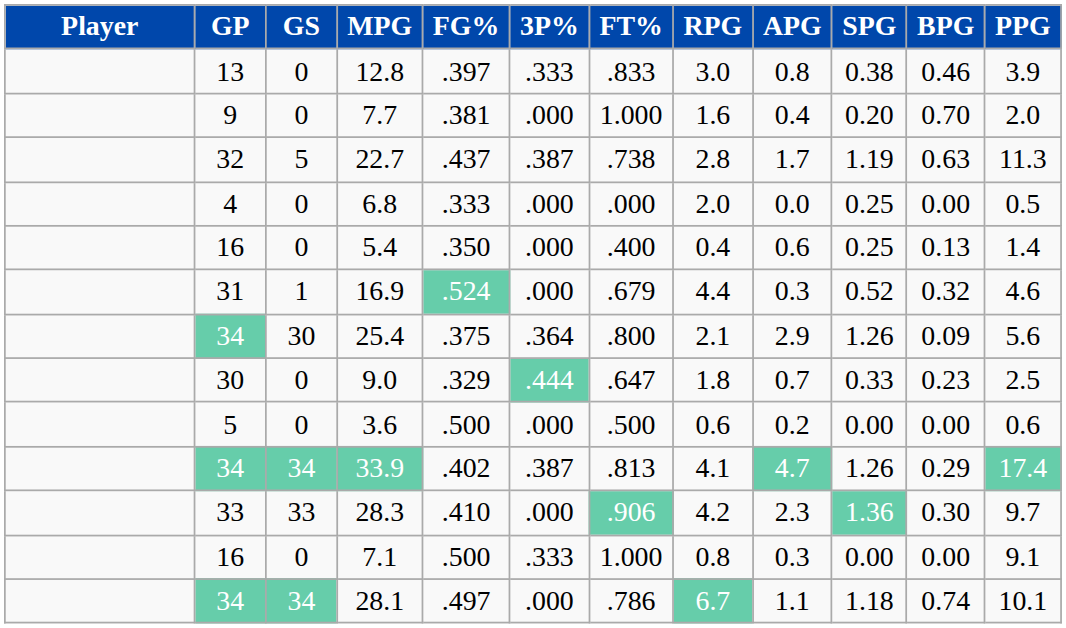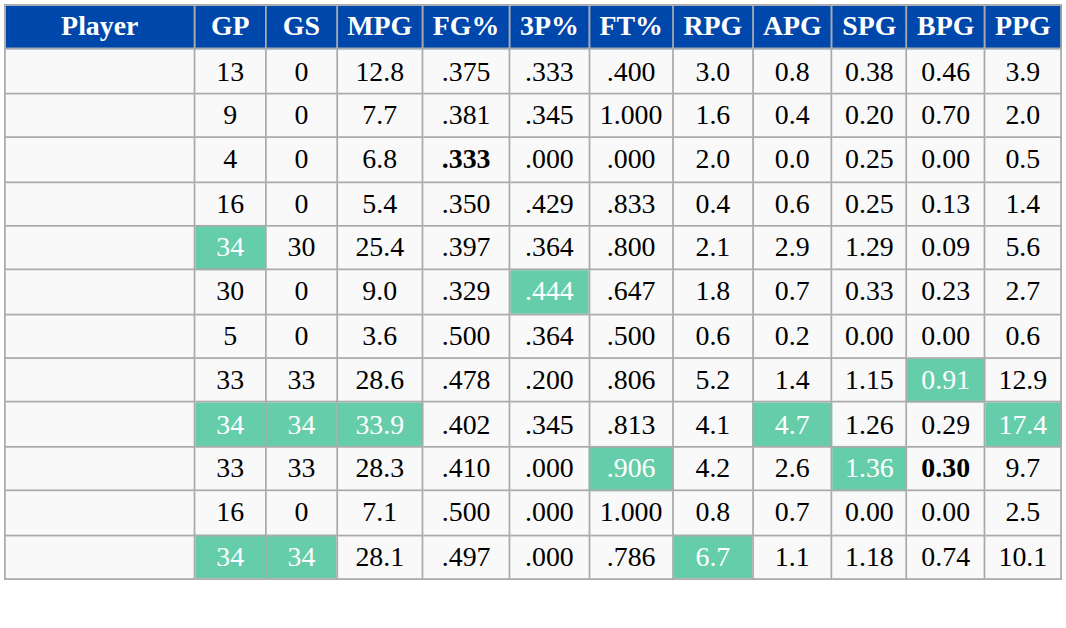(466, 70) .397 -> (466, 70) .375
(631, 70) .833 -> (631, 70) .400
(549, 114) .000 -> (549, 114) .345
- row: (380, 159)
(466, 203) normal -> (466, 159) bold
(549, 247) .000 -> (549, 203) .429
(631, 247) .400 -> (631, 203) .833
- row: (380, 291)
(466, 335) .375 -> (466, 247) .397
(869, 335) 1.26 -> (869, 247) 1.29
(1023, 379) 2.5 -> (1023, 291) 2.7
(549, 423) .000 -> (549, 335) .364
+ row: (380, 379)
(549, 468) .387 -> (549, 423) .345
(792, 512) 2.3 -> (792, 468) 2.6
(946, 512) normal -> (946, 468) bold
(549, 556) .333 -> (549, 512) .000
(792, 556) 0.3 -> (792, 512) 0.7
(1023, 556) 9.1 -> (1023, 512) 2.5
